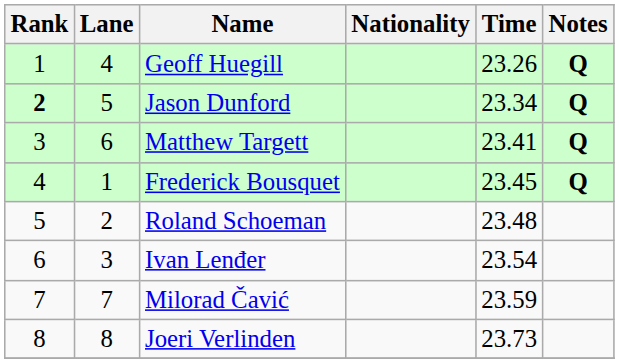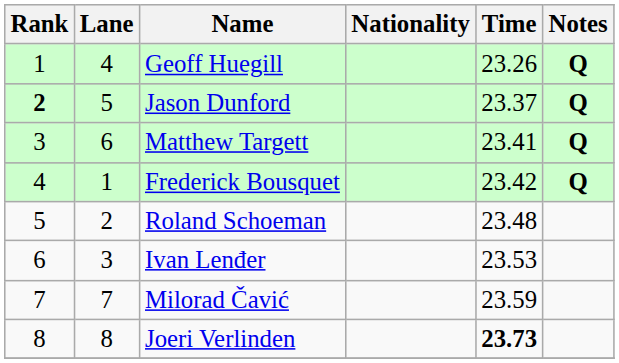(509, 102) 23.34 -> (509, 102) 23.37
(509, 181) 23.45 -> (509, 181) 23.42
(509, 260) 23.54 -> (509, 260) 23.53
(509, 338) normal -> (509, 338) bold
